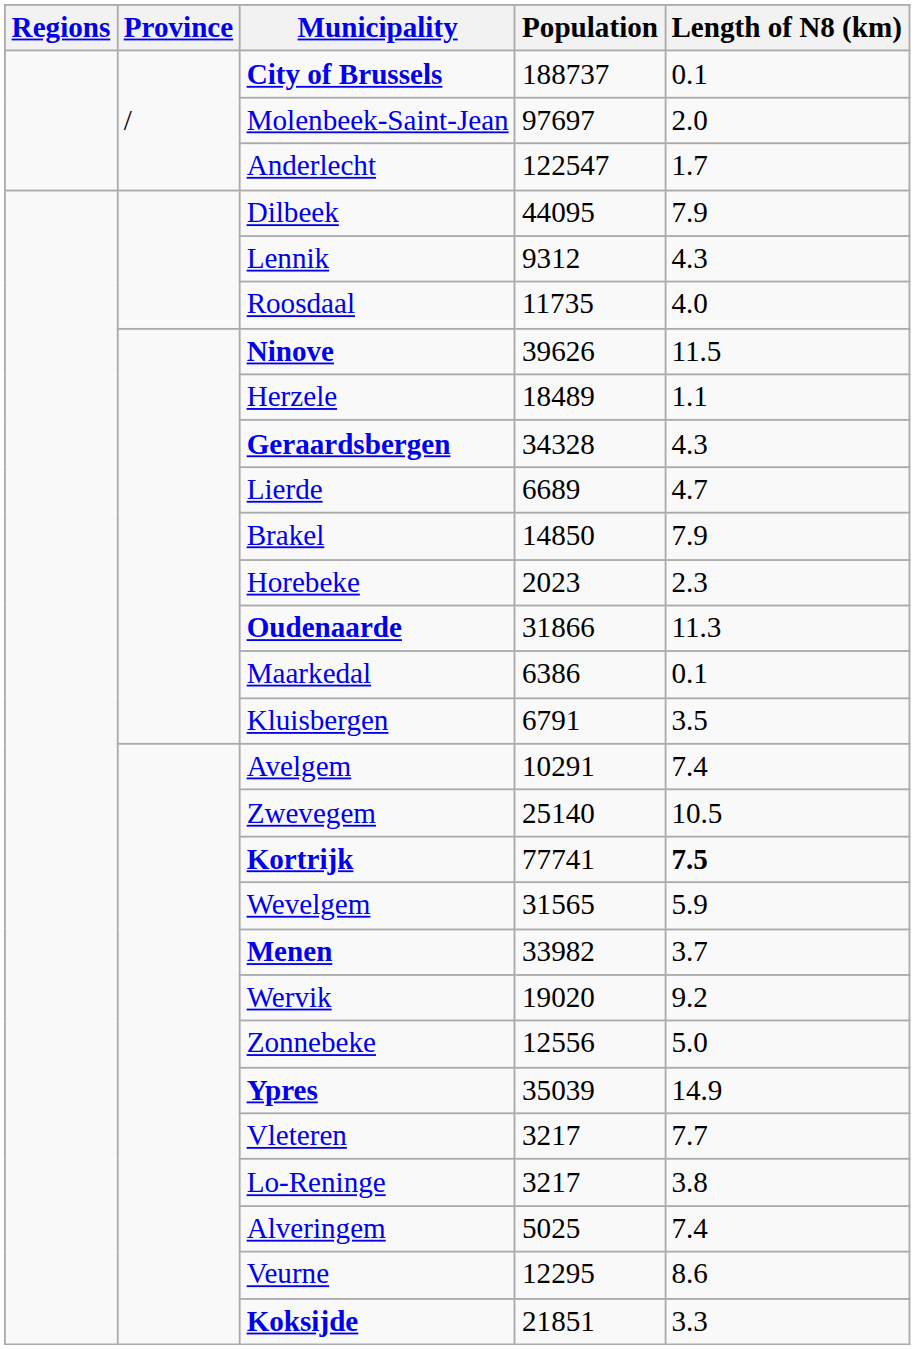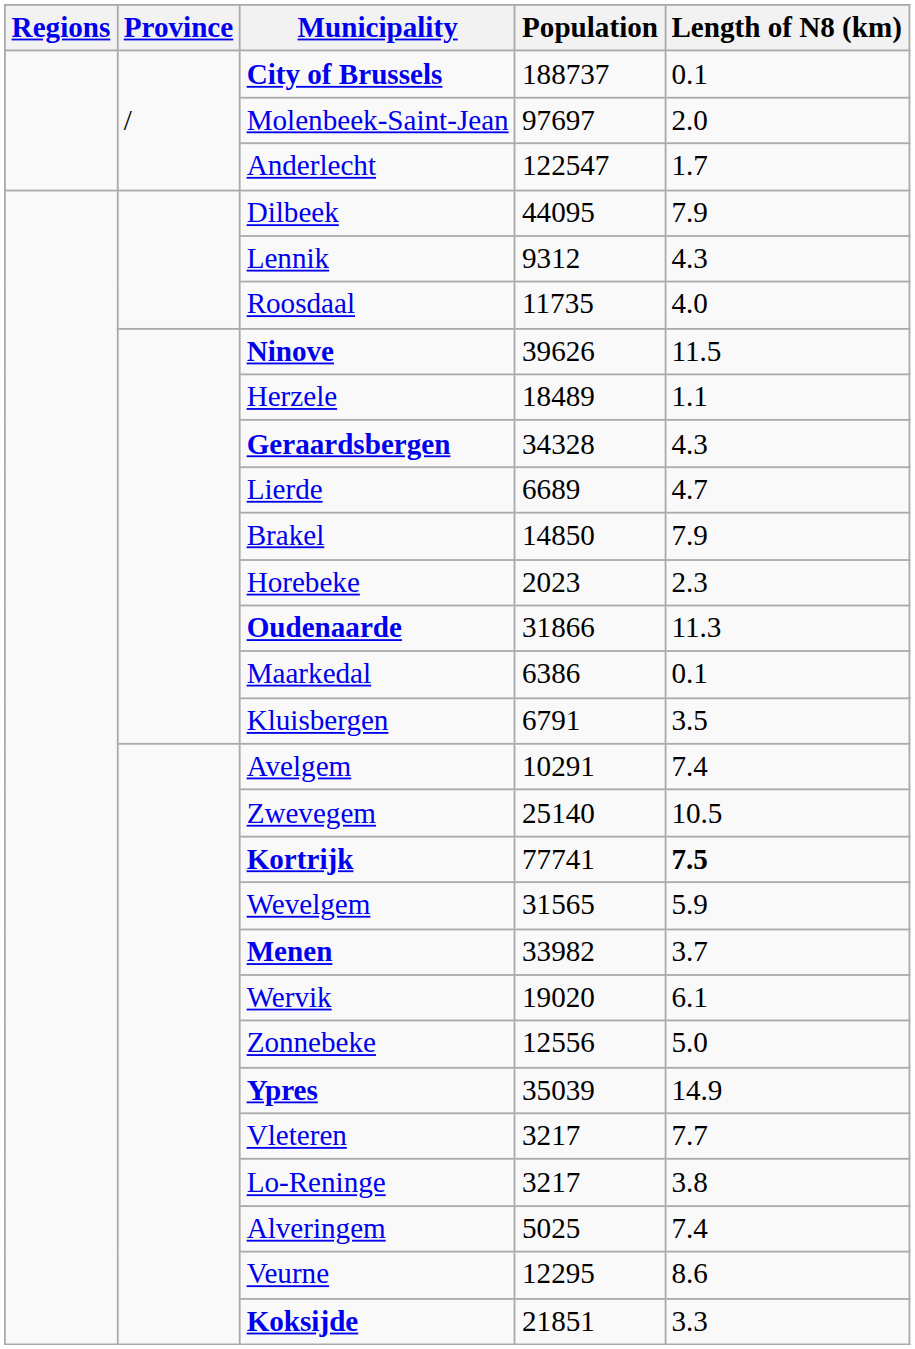(690, 997) 9.2 -> (690, 997) 6.1
